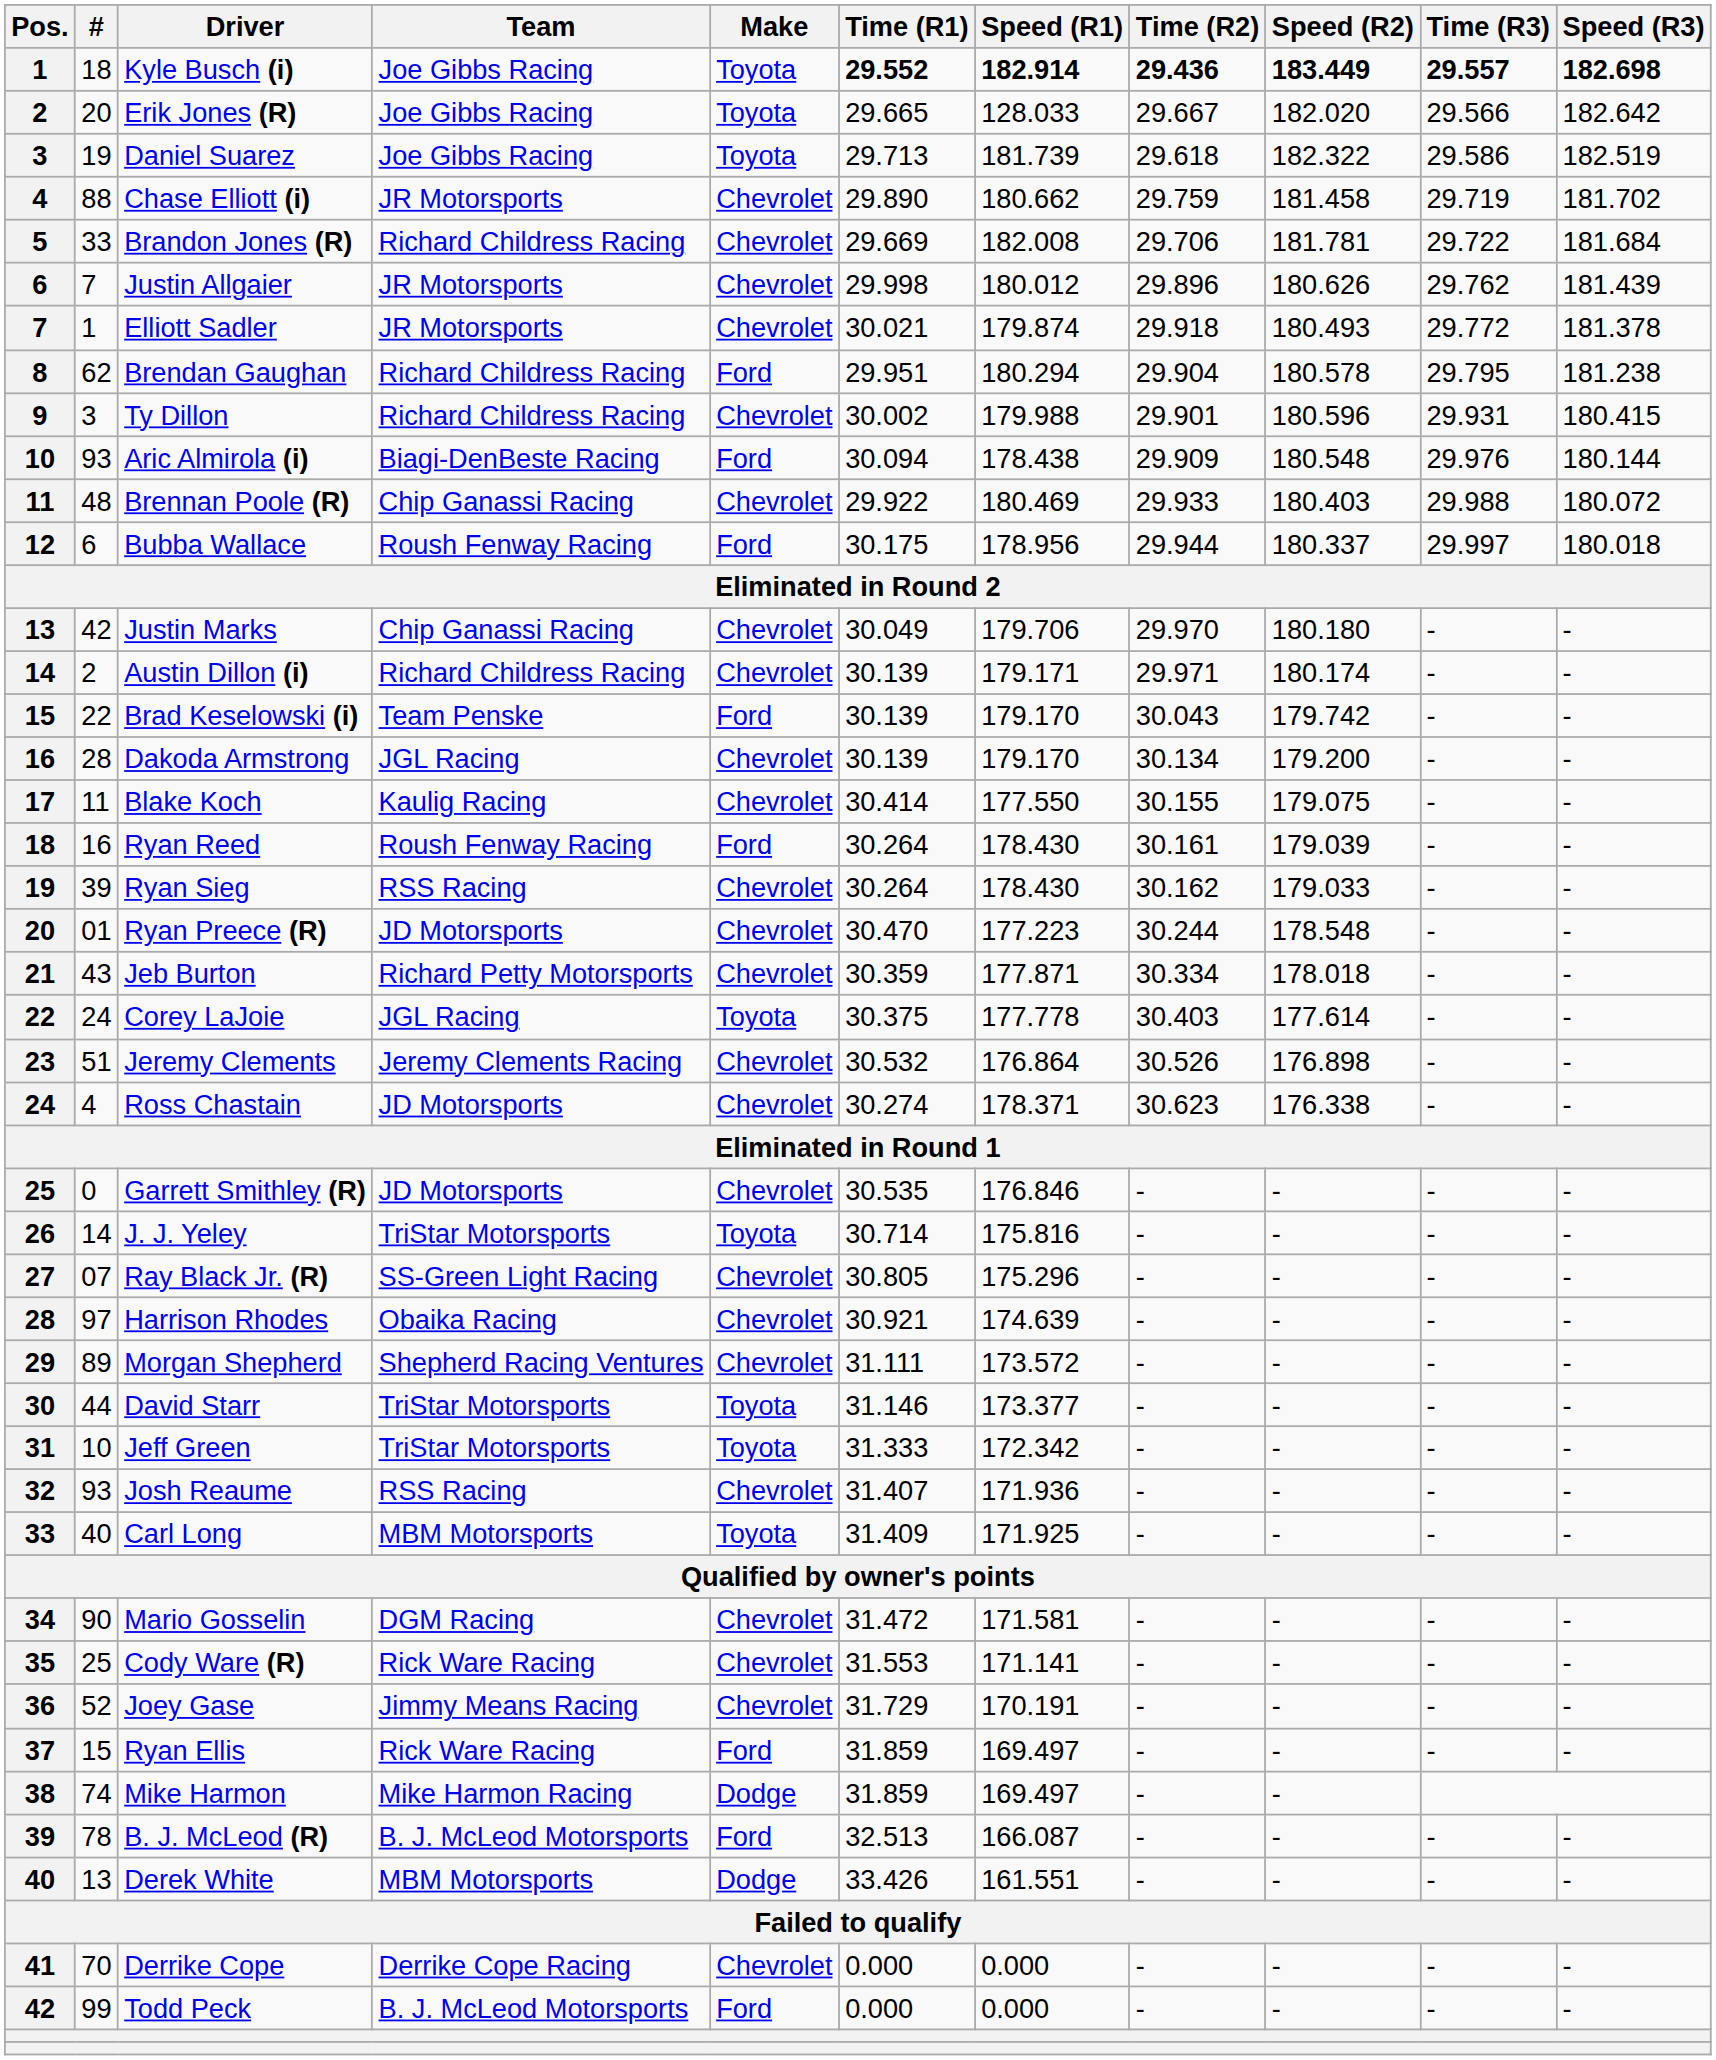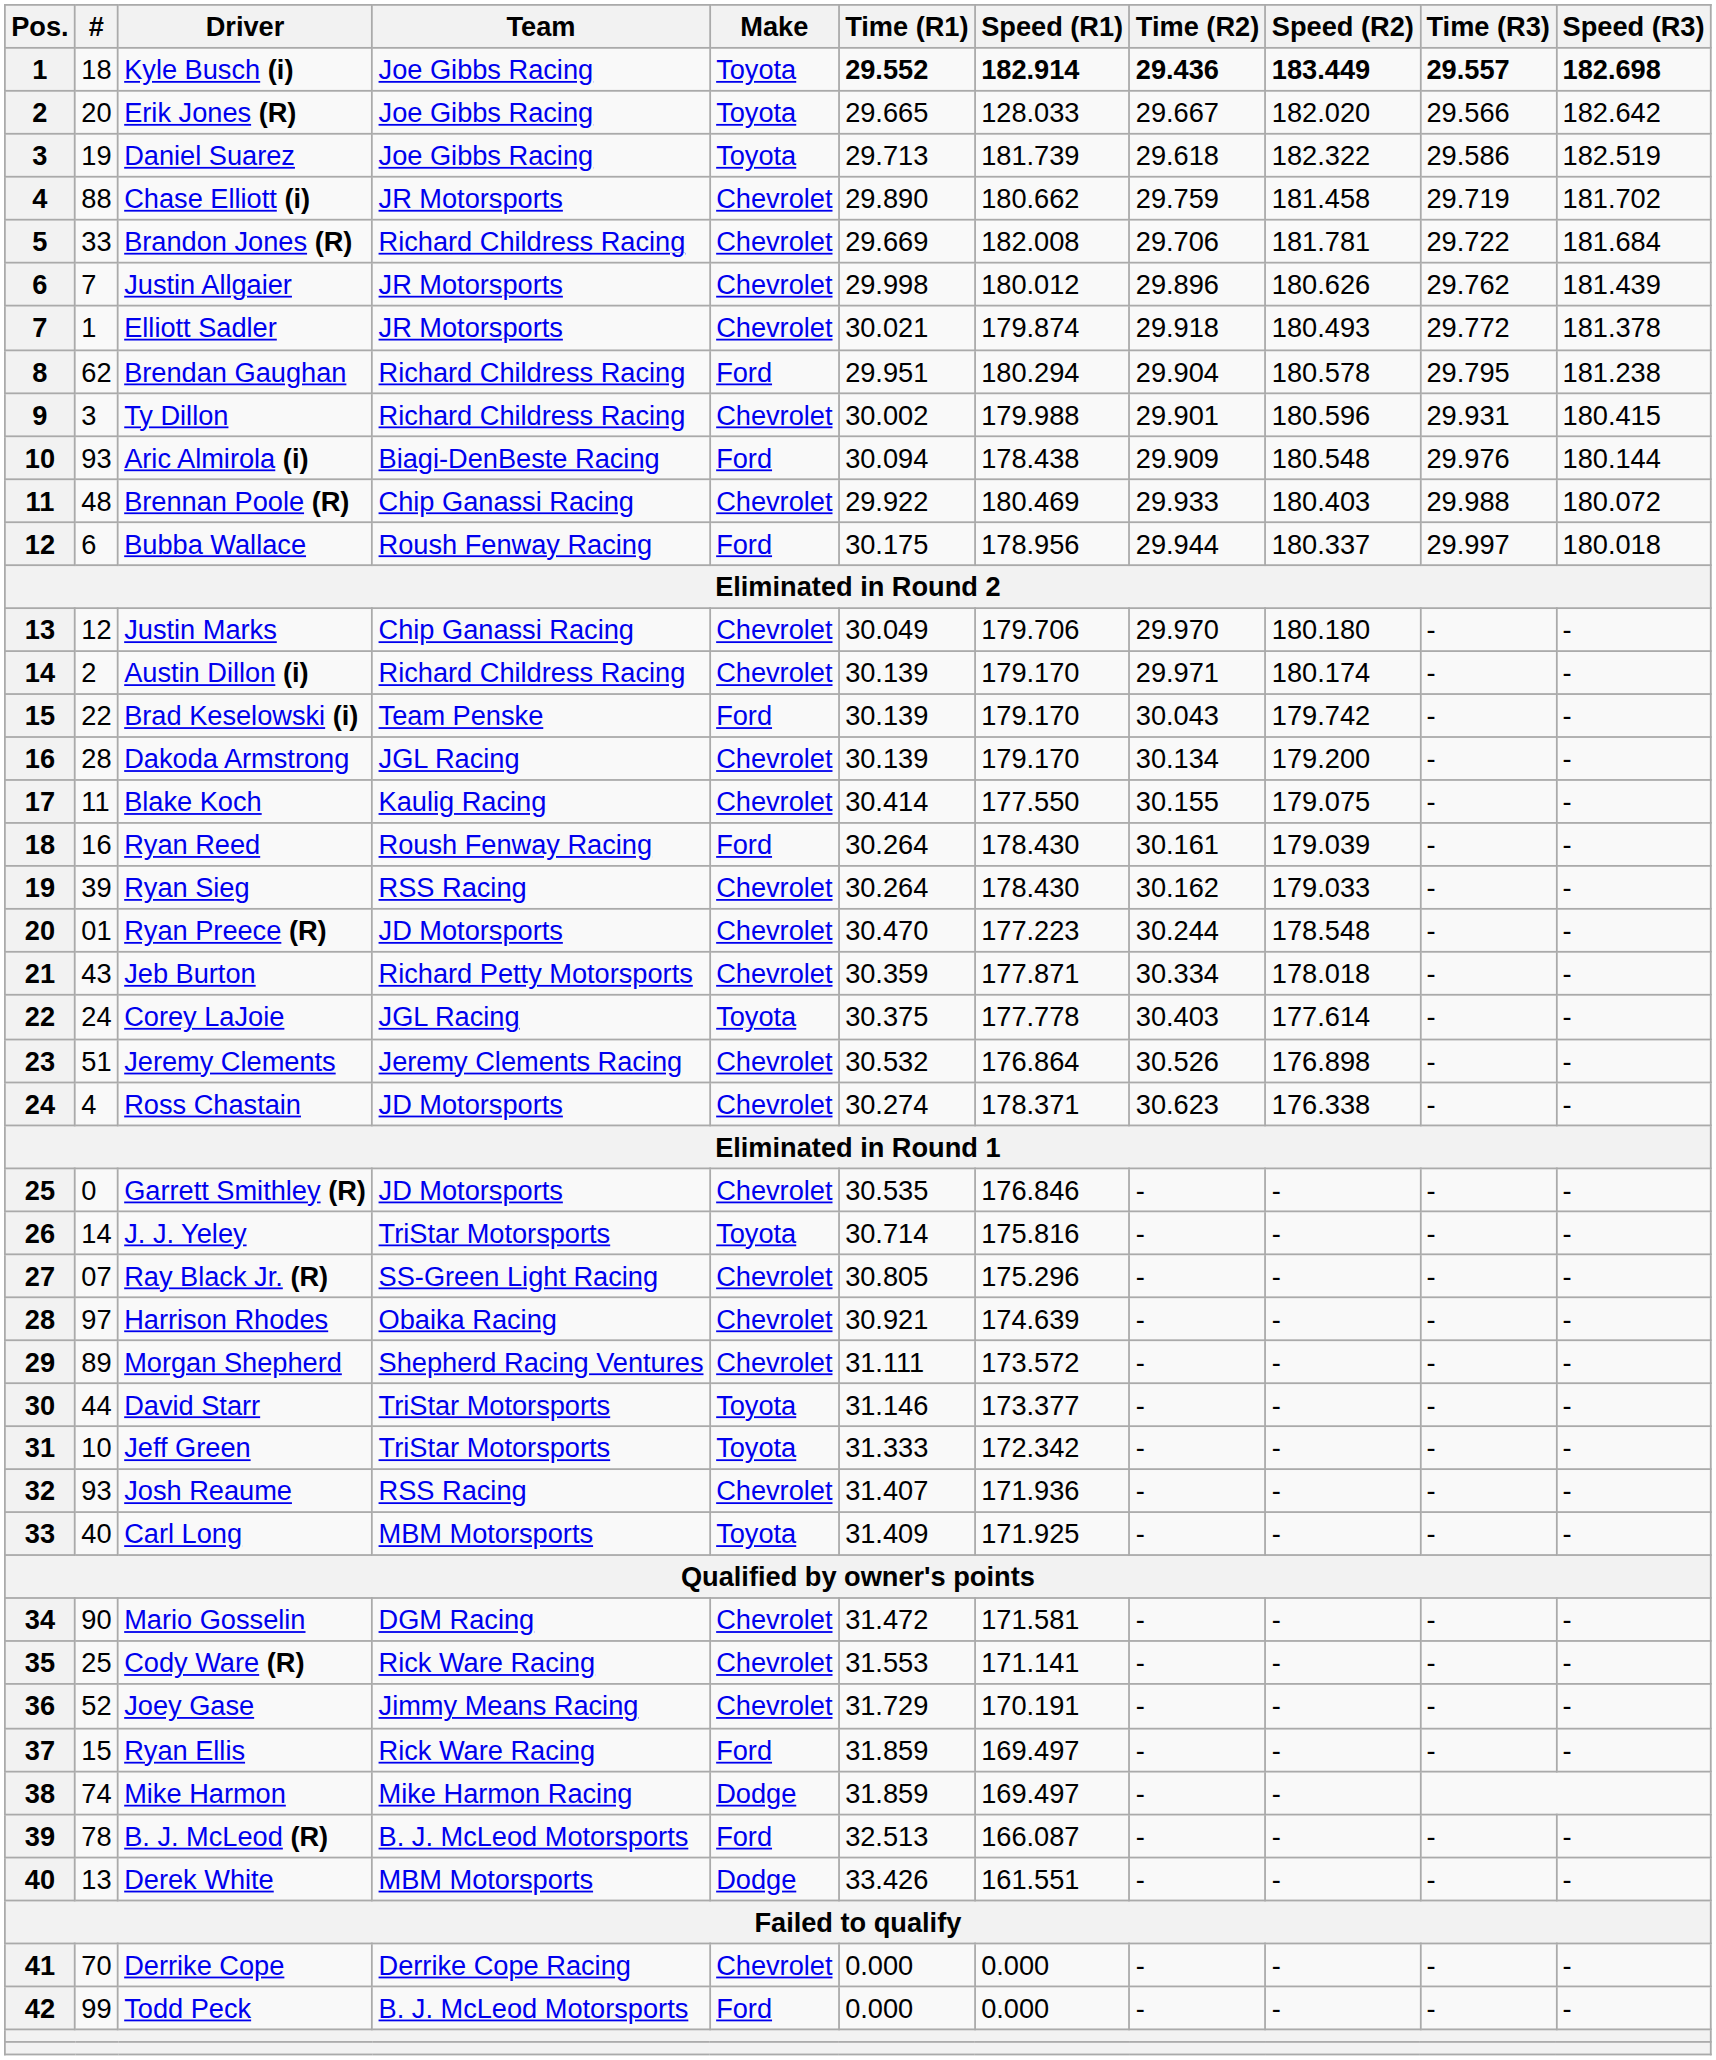(96, 630) 42 -> (96, 630) 12
(1030, 673) 179.171 -> (1030, 673) 179.170
